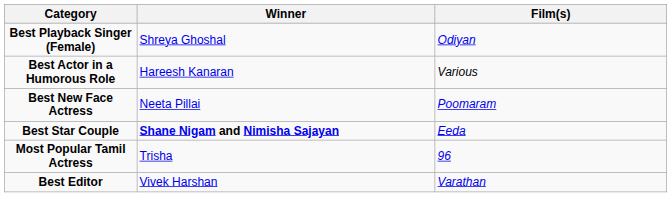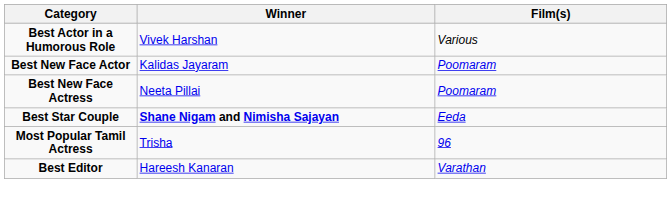- row: (71, 39)
(187, 72) Hareesh Kanaran -> (178, 39) Vivek Harshan
+ row: (71, 65)
(178, 182) Vivek Harshan -> (187, 168) Hareesh Kanaran
